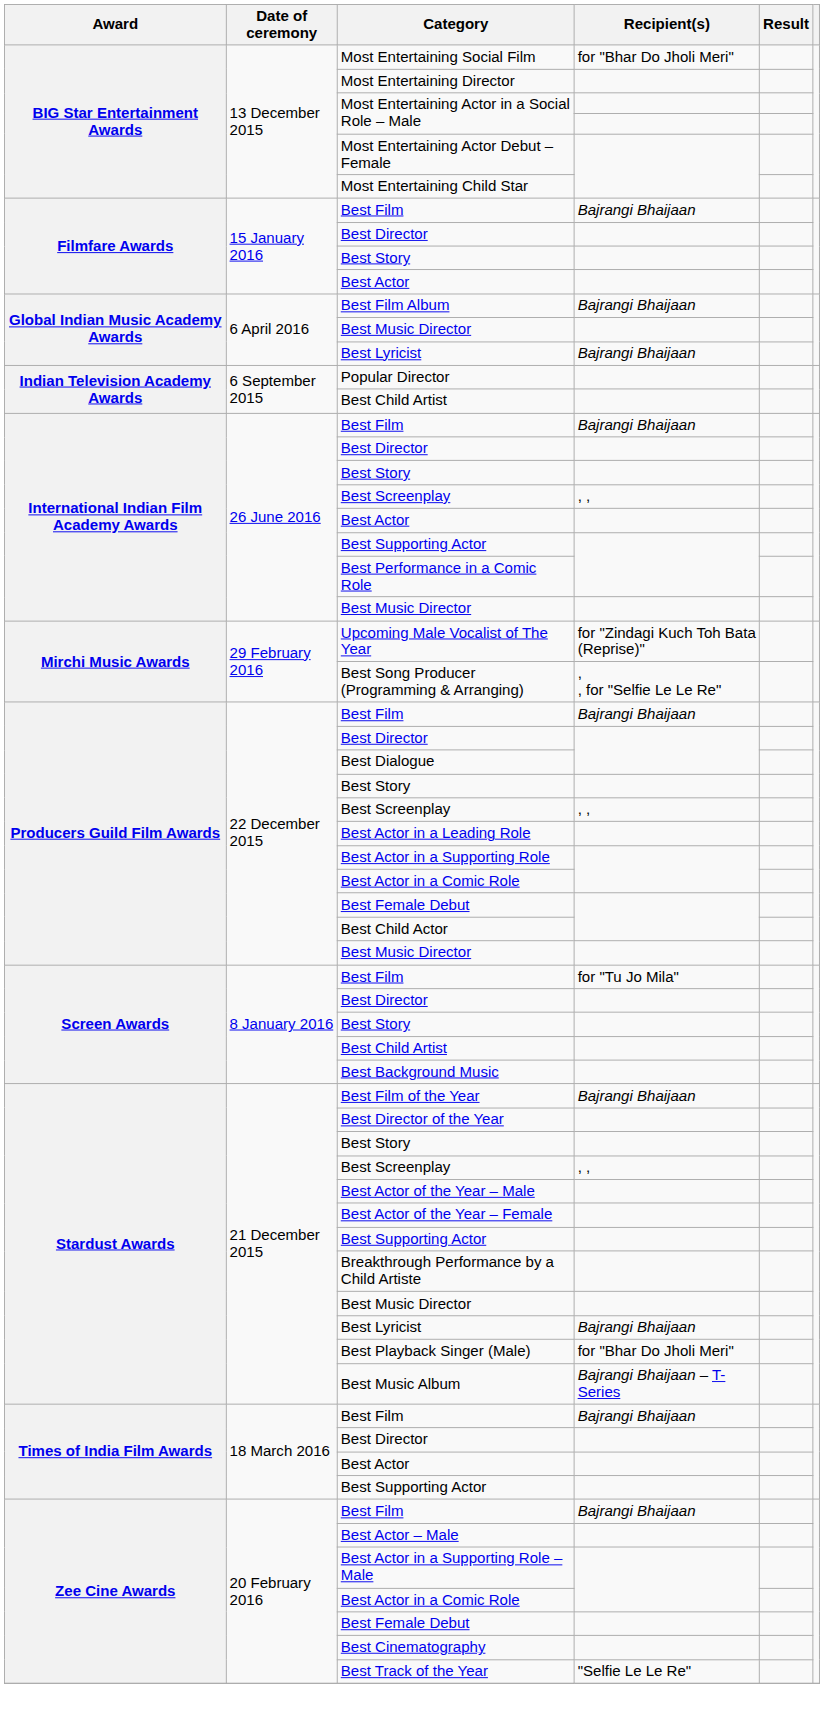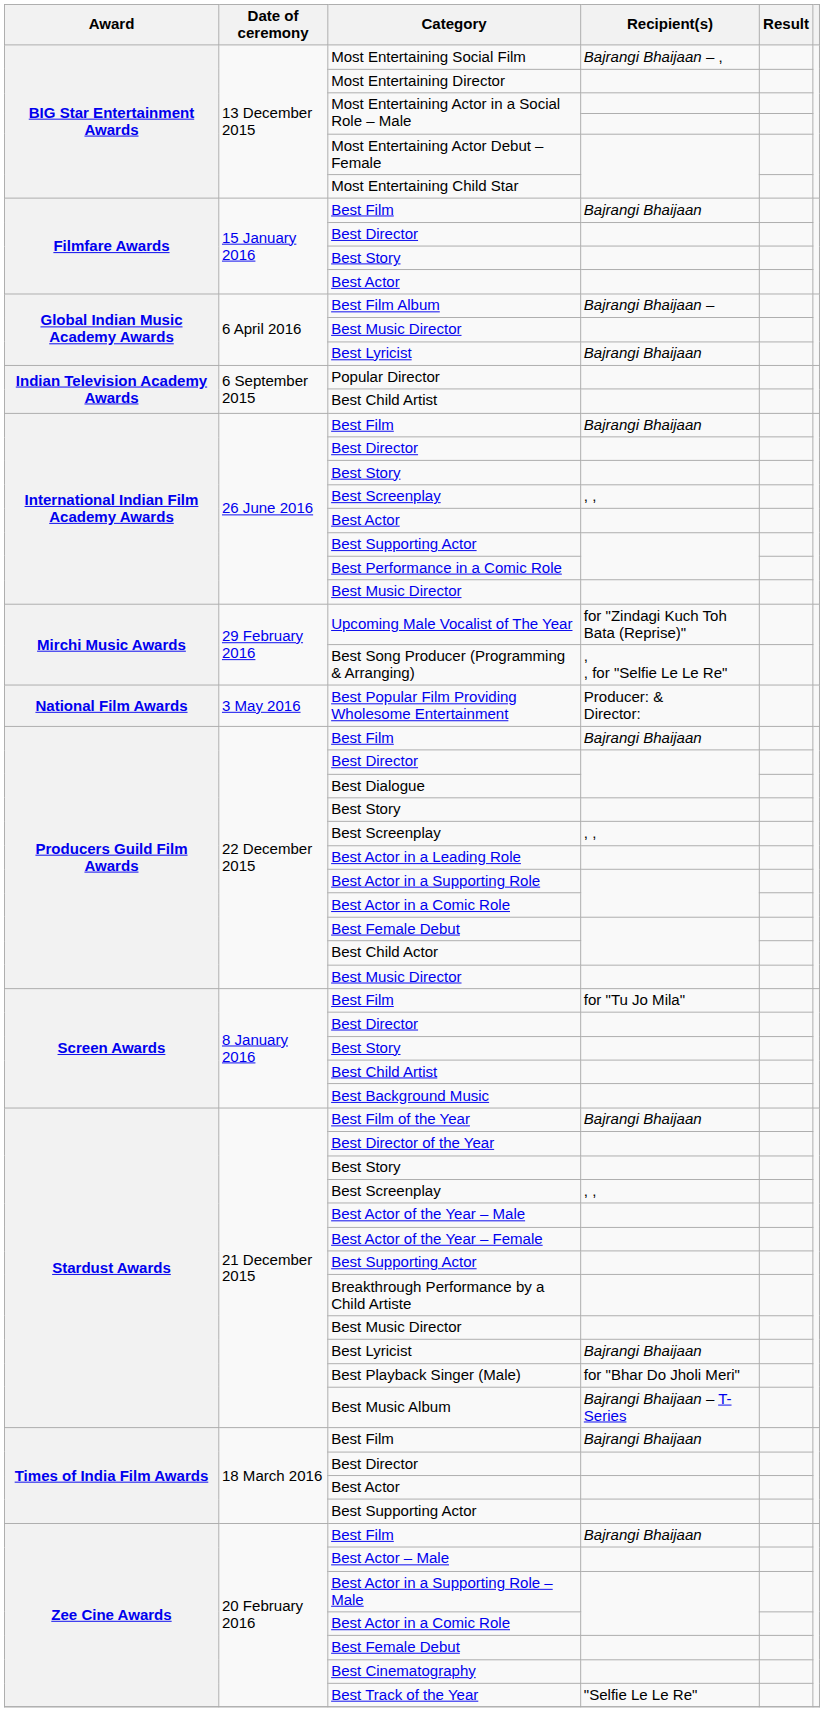(656, 57) for "Bhar Do Jholi Meri" -> (653, 57) Bajrangi Bhaijaan – ,
(637, 305) Bajrangi Bhaijaan -> (649, 305) Bajrangi Bhaijaan –
+ row: (111, 705)
